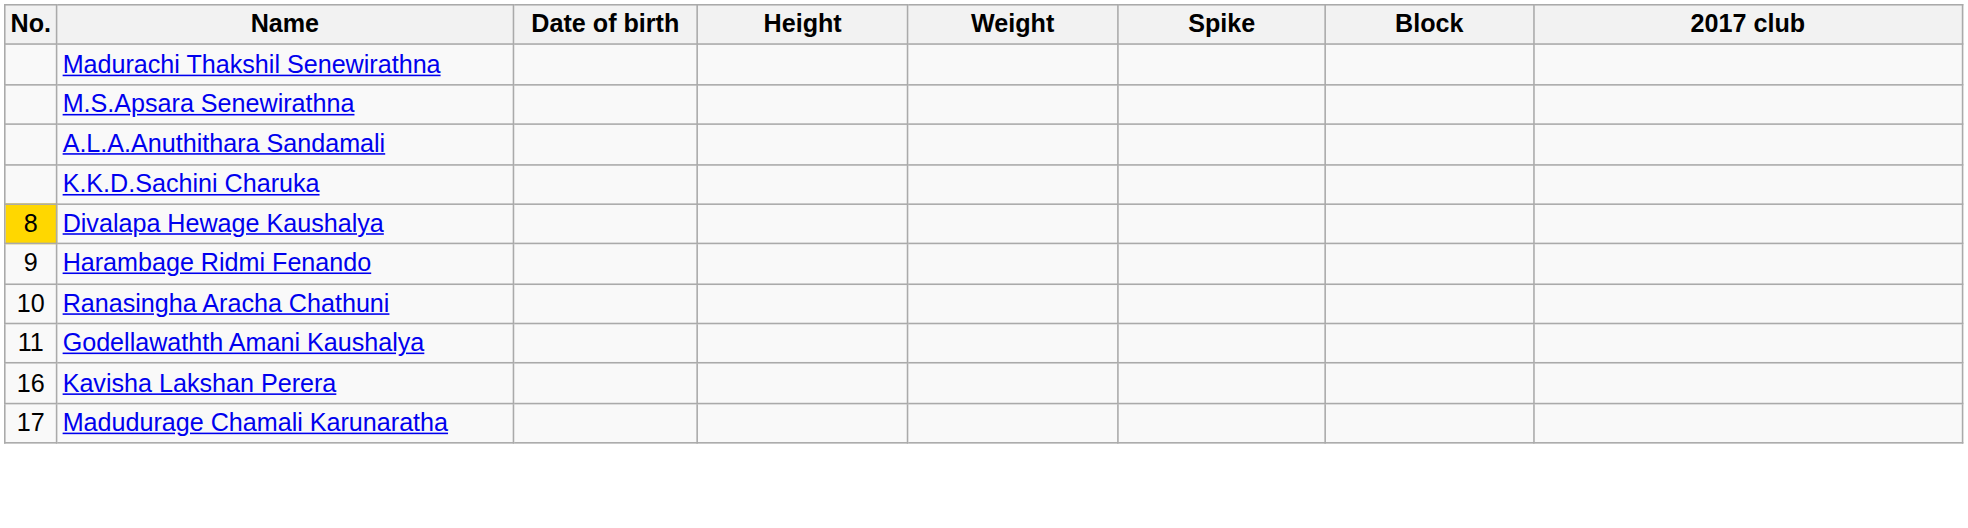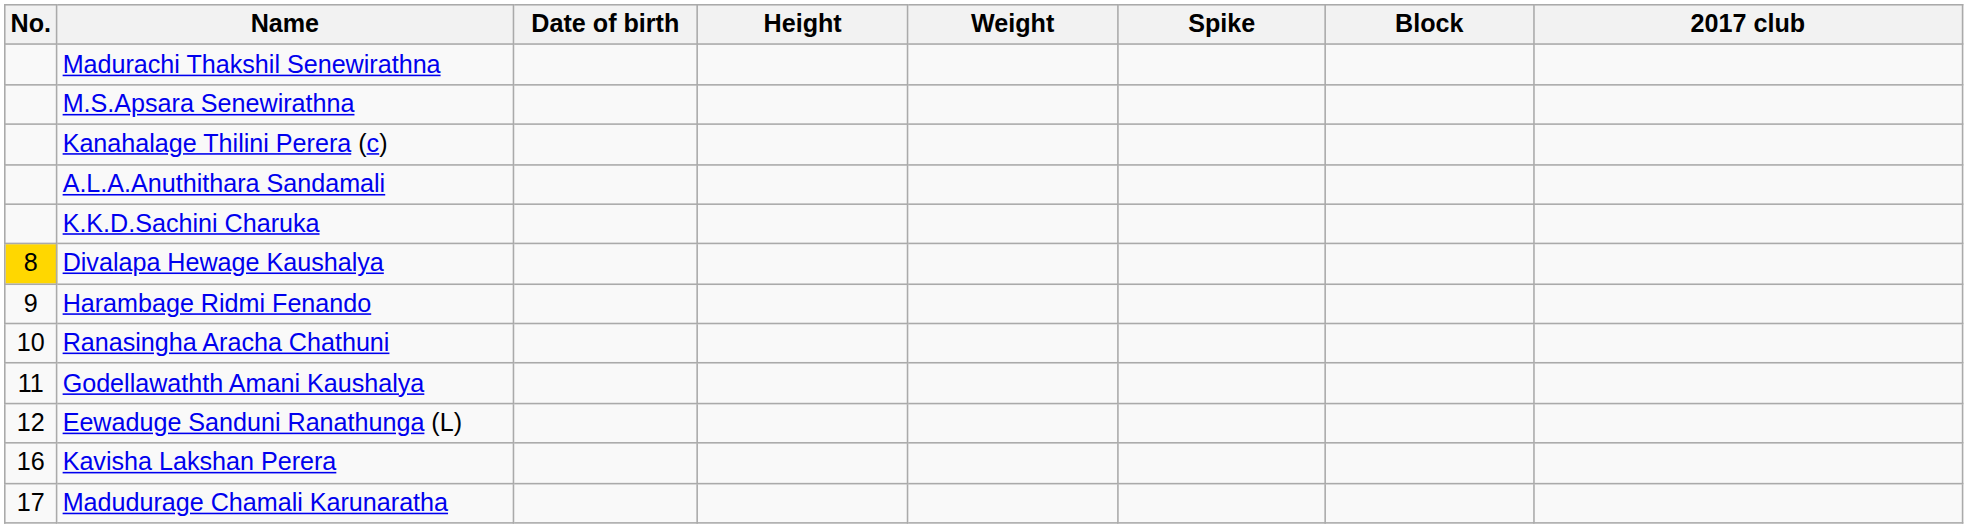+ row: (225, 143)
+ row: (262, 422)
